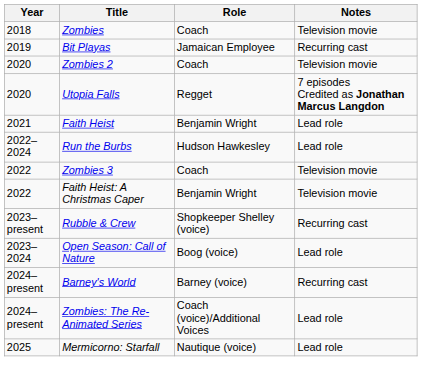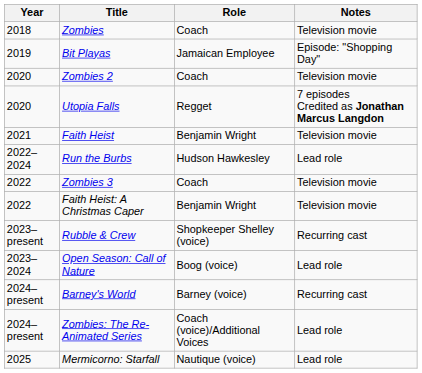(333, 47) Recurring cast -> (345, 53) Episode: "Shopping Day"
(320, 123) Lead role -> (337, 136) Television movie
